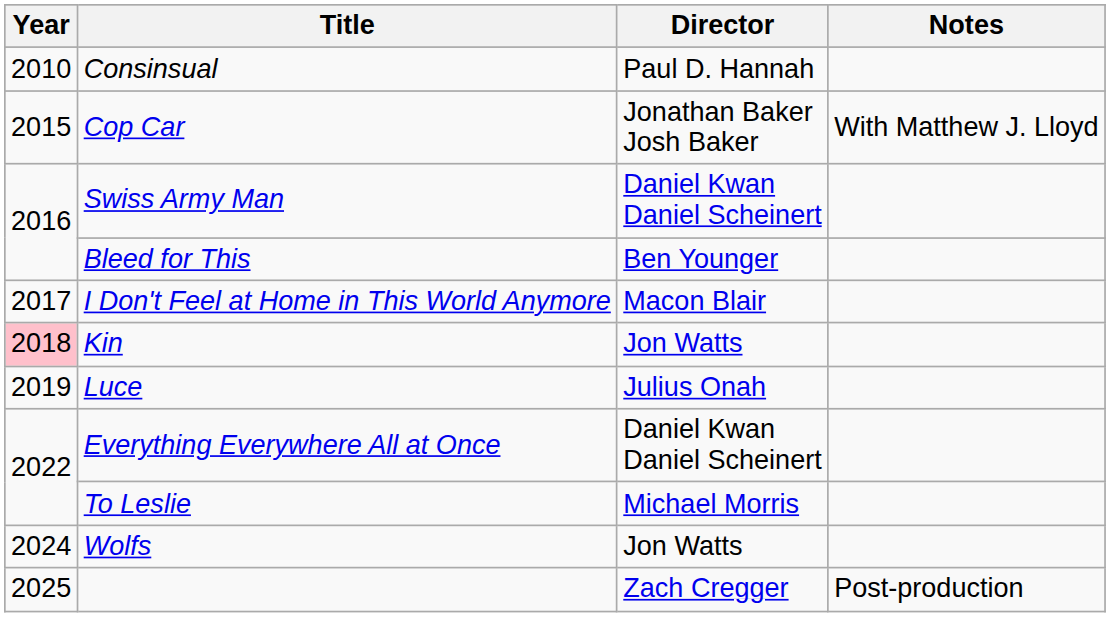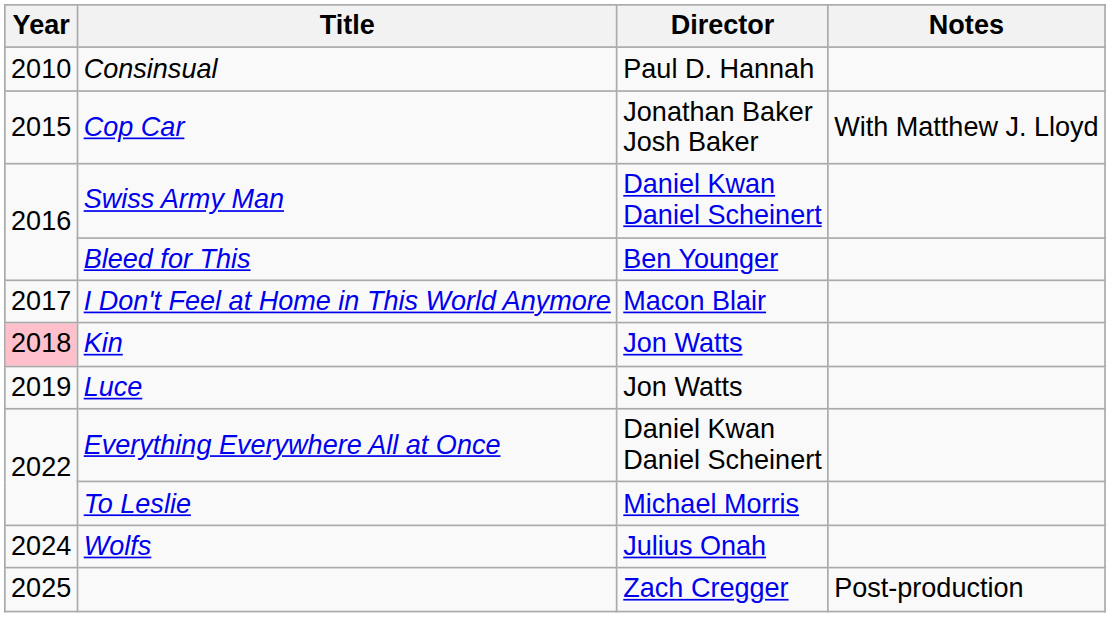(695, 386) Julius Onah -> (683, 386) Jon Watts
(683, 546) Jon Watts -> (695, 546) Julius Onah
